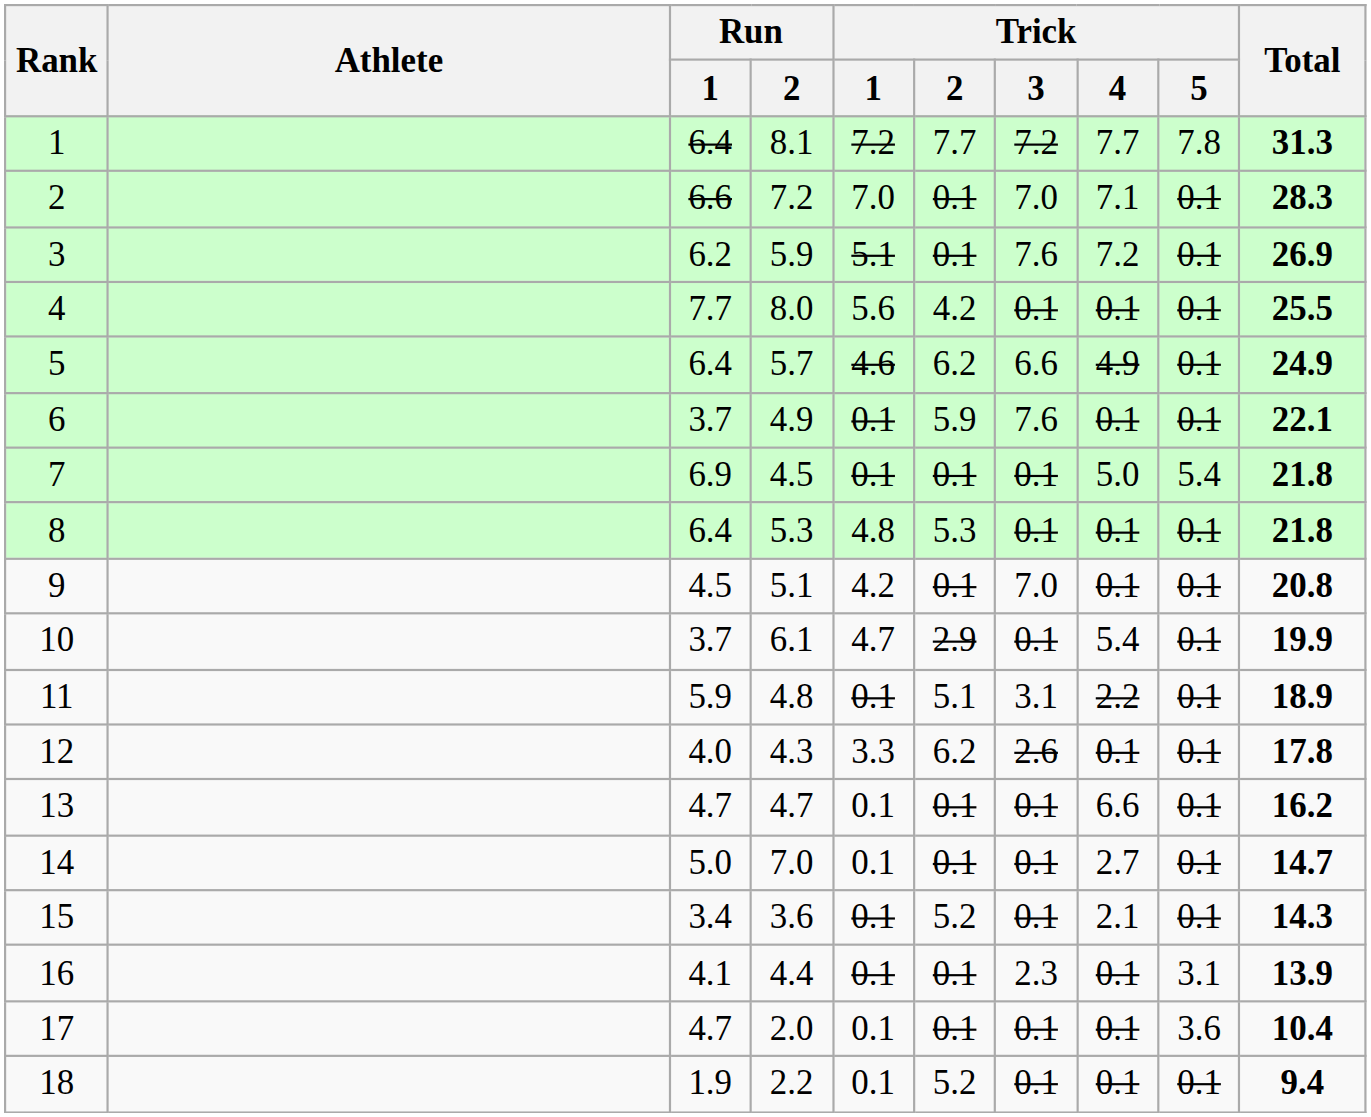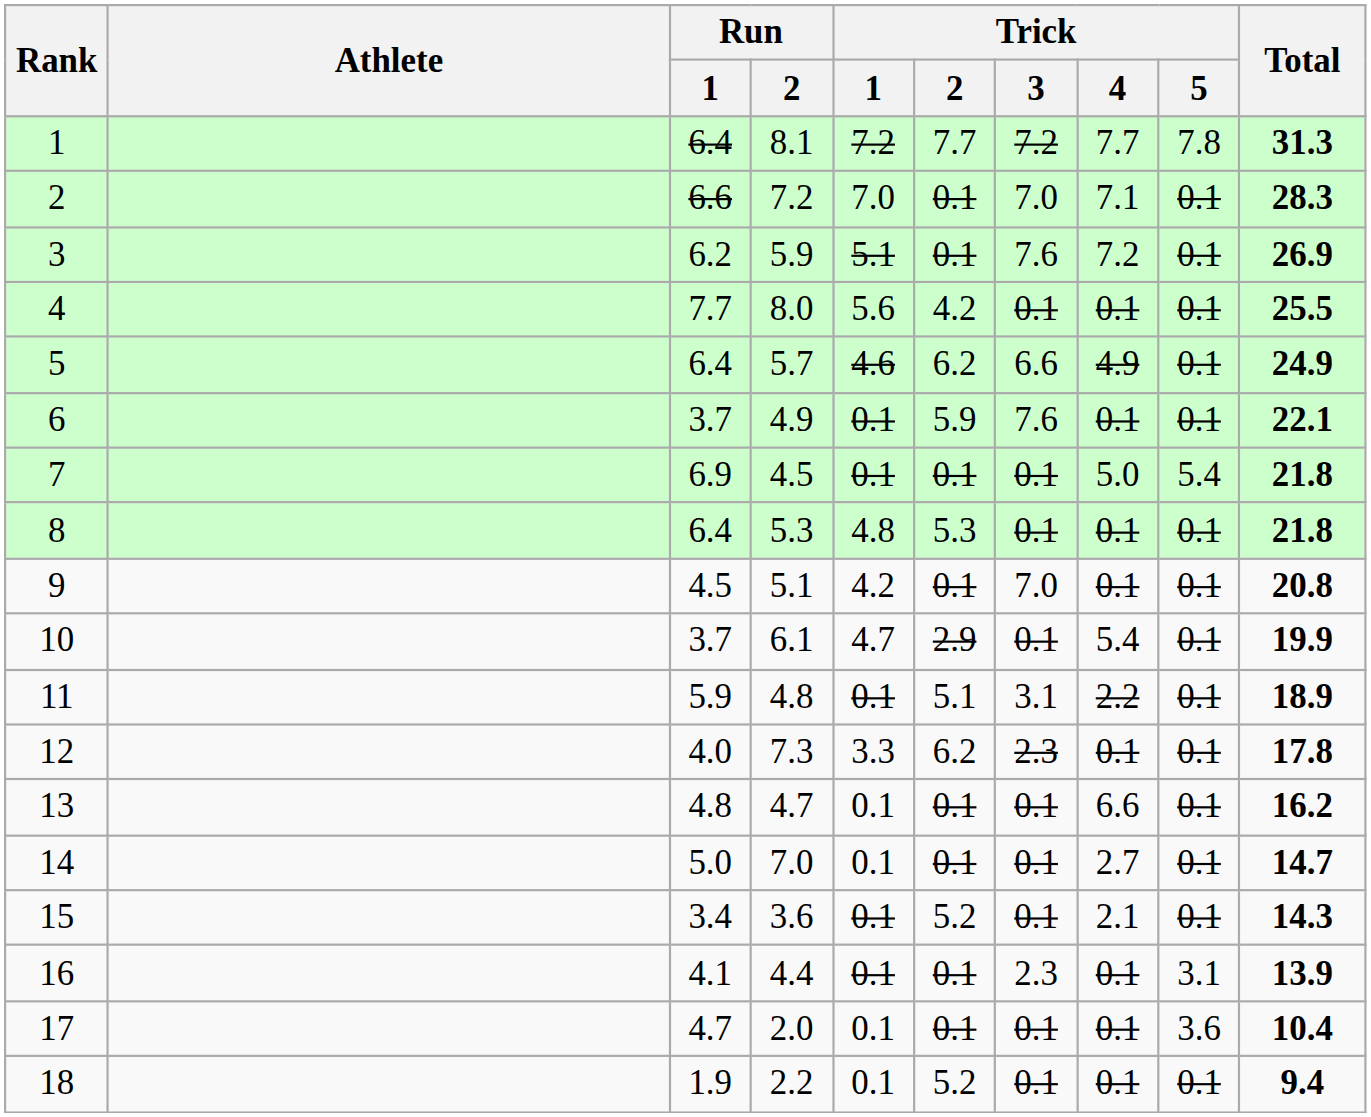(792, 751) 4.3 -> (792, 751) 7.3
(1036, 751) 2.6 -> (1036, 751) 2.3
(710, 806) 4.7 -> (710, 806) 4.8
